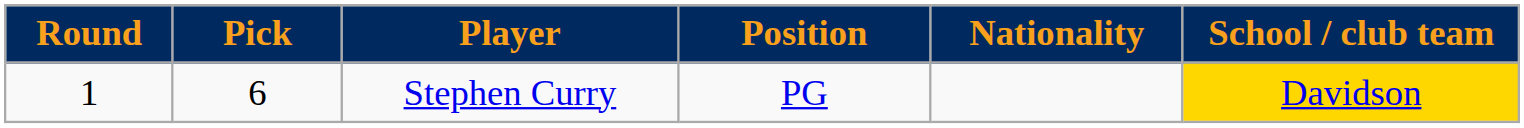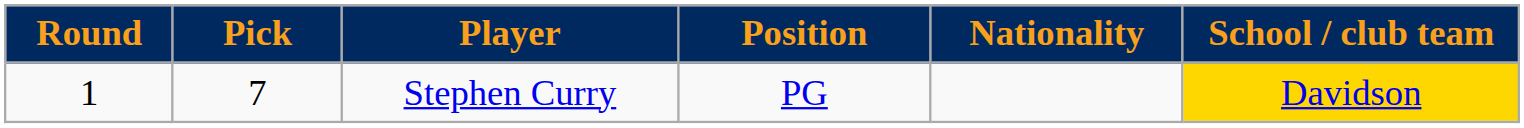(258, 91) 6 -> (258, 91) 7
